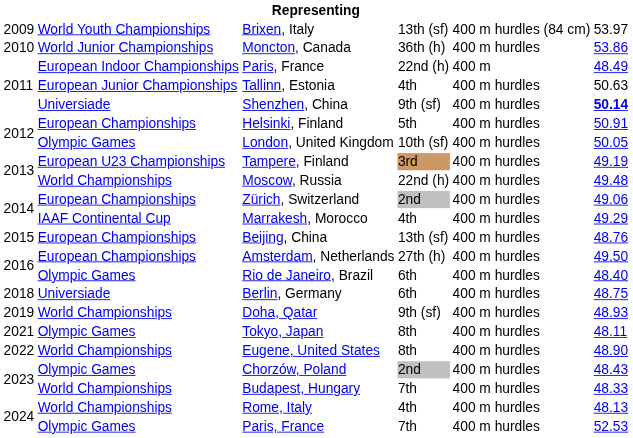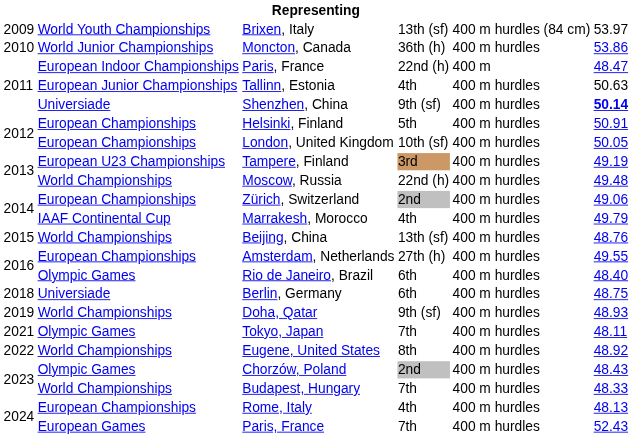(611, 67) 48.49 -> (611, 67) 48.47
(87, 142) Olympic Games -> (117, 142) European Championships
(611, 218) 49.29 -> (611, 218) 49.79
(117, 237) European Championships -> (105, 237) World Championships
(611, 256) 49.50 -> (611, 256) 49.55
(407, 332) 8th -> (407, 332) 7th
(611, 350) 48.90 -> (611, 350) 48.92
(105, 407) World Championships -> (117, 407) European Championships
(87, 426) Olympic Games -> (92, 426) European Games
(611, 426) 52.53 -> (611, 426) 52.43
